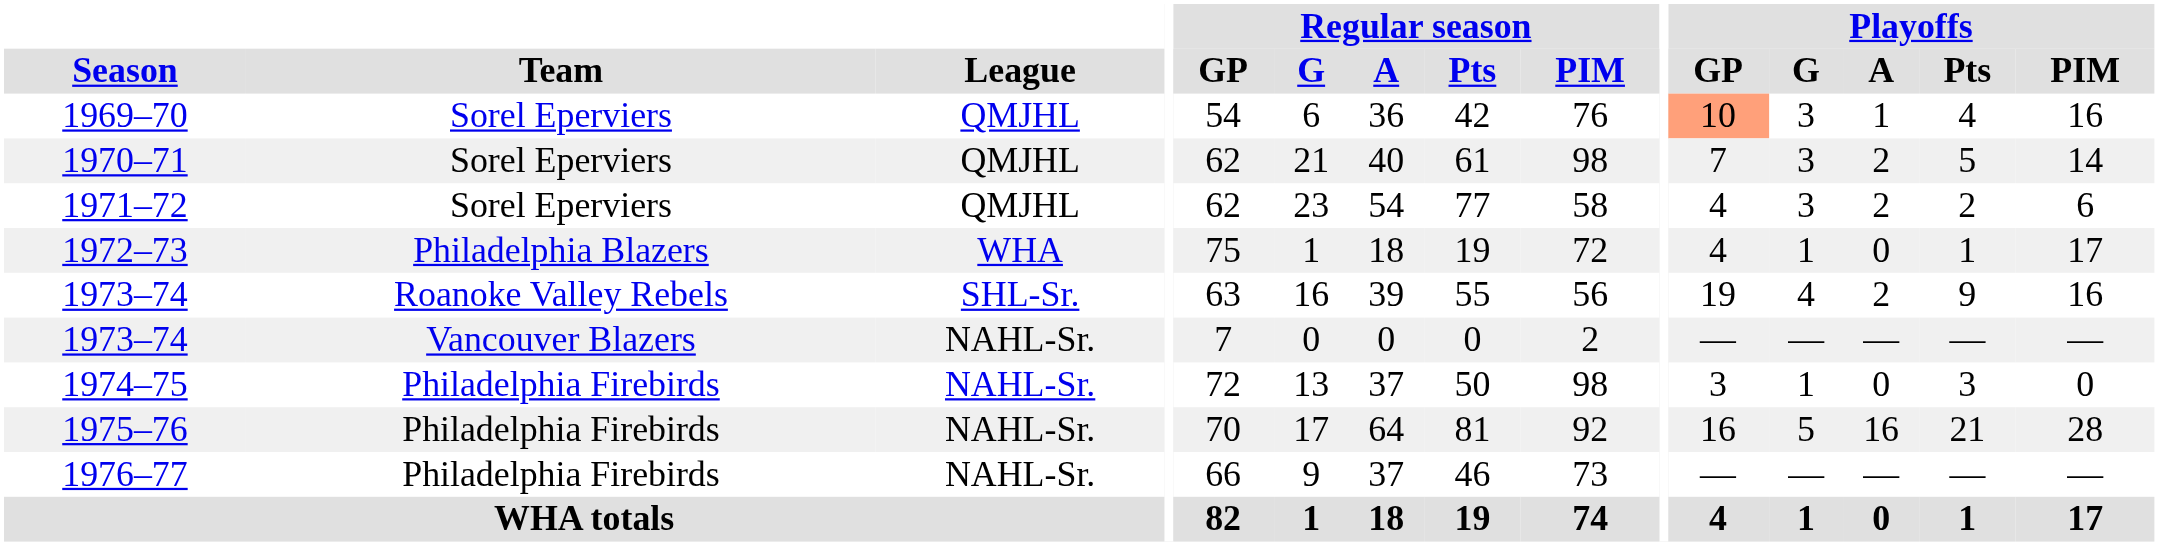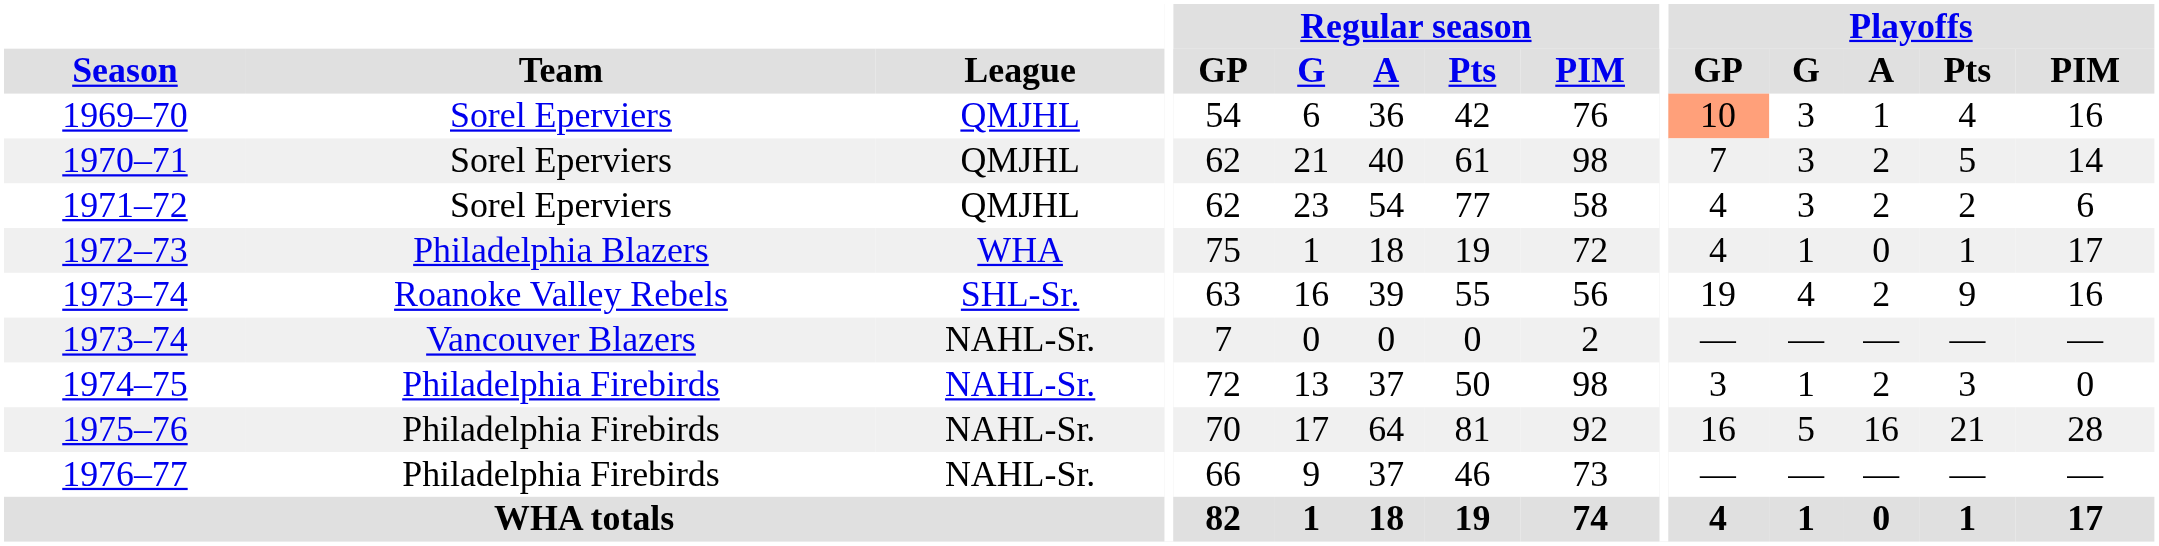(1881, 384) 0 -> (1881, 384) 2
